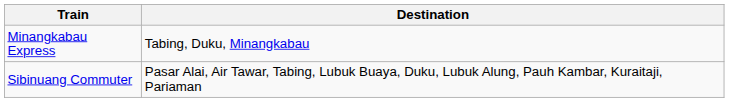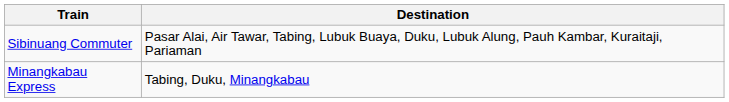rows swapped: (47, 43) <-> (70, 79)
